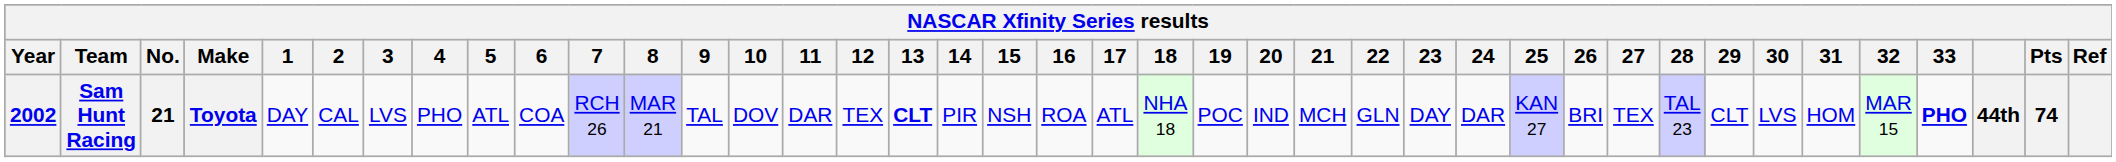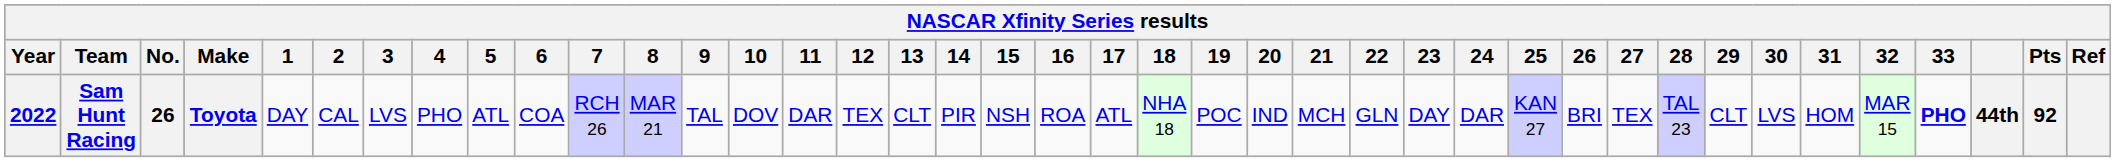(33, 115) 2002 -> (33, 115) 2022
(163, 115) 21 -> (163, 115) 26
(913, 115) bold -> (912, 115) normal
(2046, 115) 74 -> (2045, 115) 92
